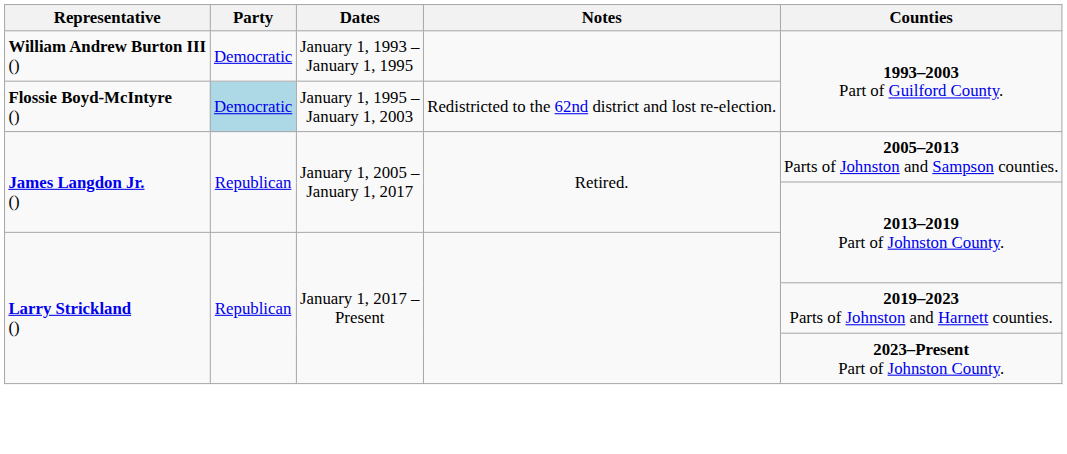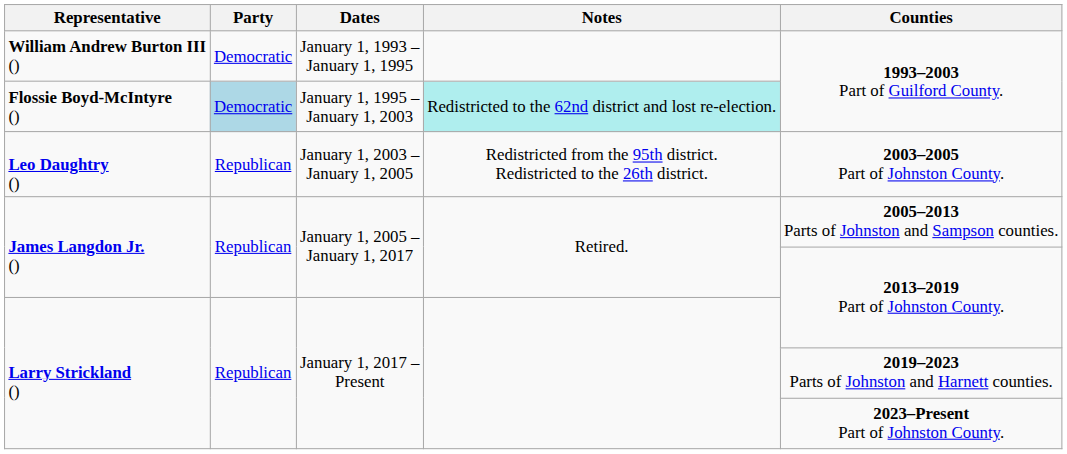(602, 106) no background -> (602, 106) paleturquoise background
+ row: (59, 173)
